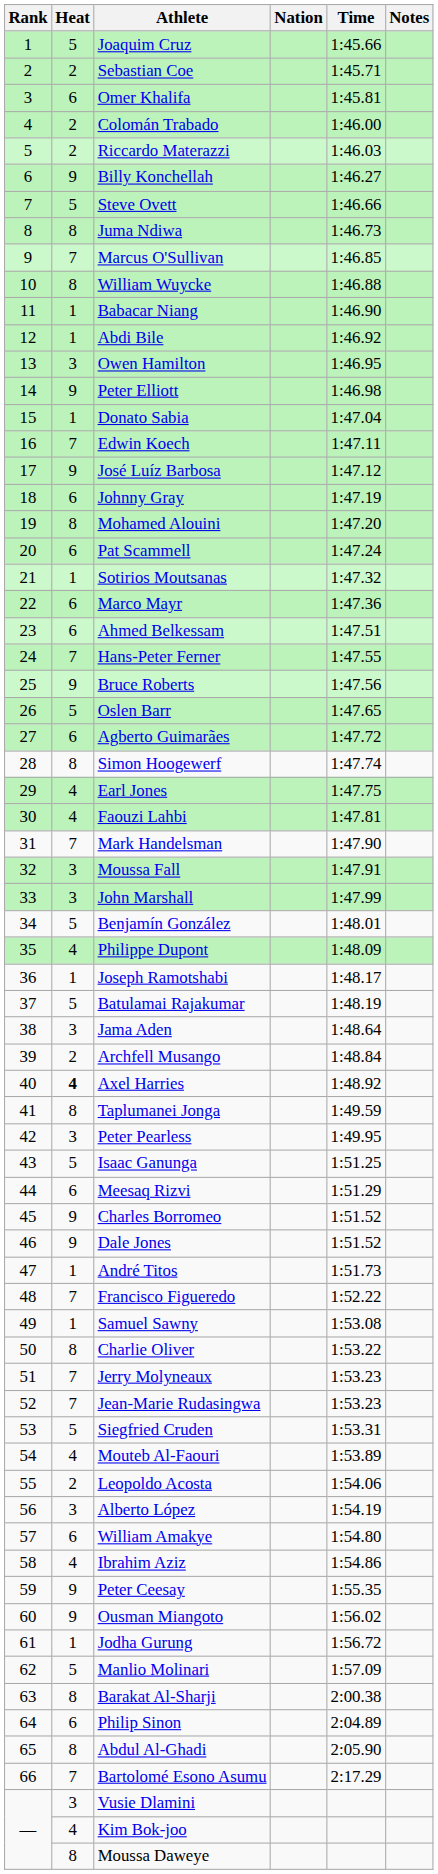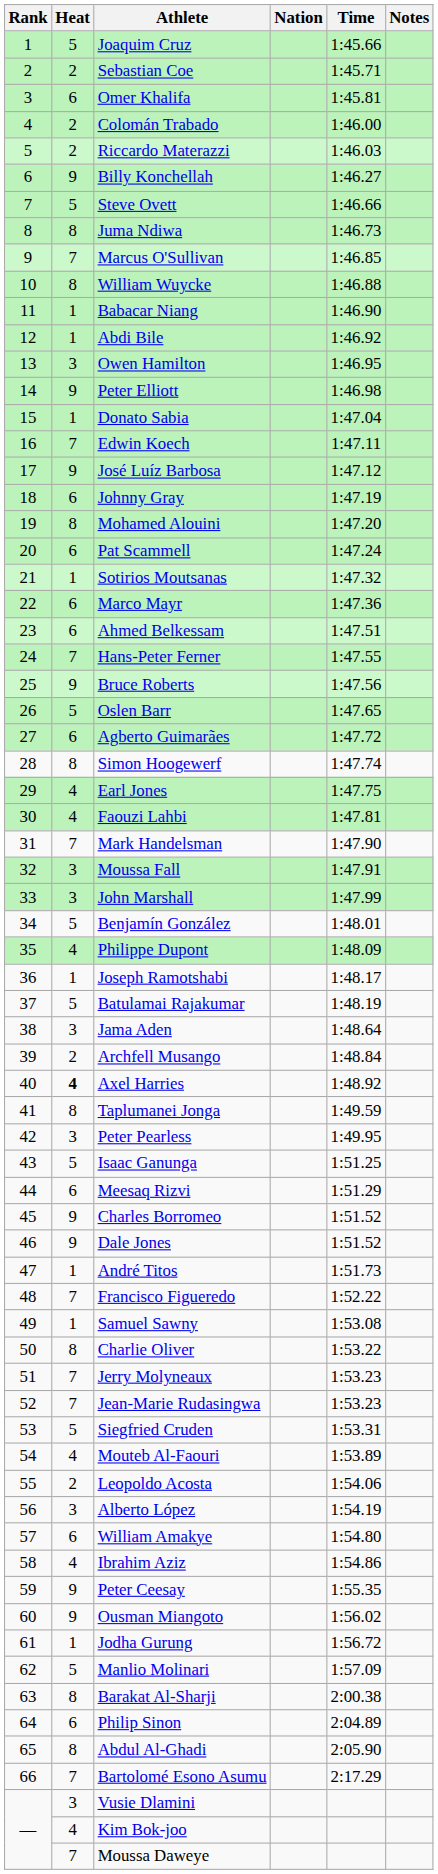(73, 1856) 8 -> (73, 1856) 7
